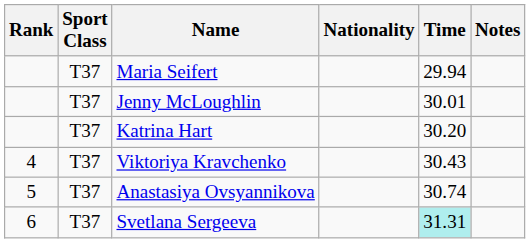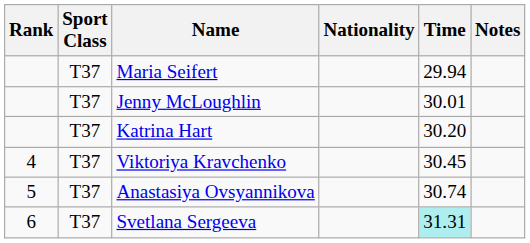(445, 161) 30.43 -> (445, 161) 30.45
